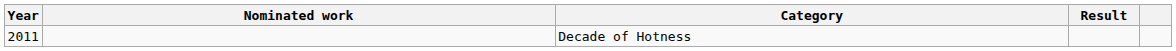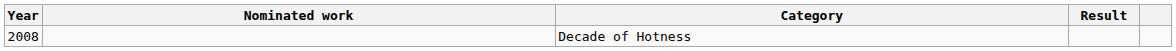(23, 36) 2011 -> (23, 36) 2008
